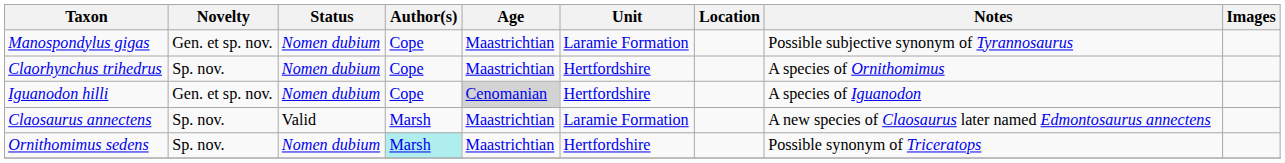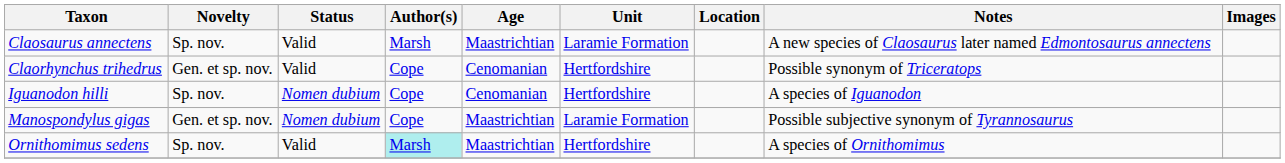rows swapped: (80, 119) <-> (79, 42)
(198, 68) Sp. nov. -> (222, 68) Gen. et sp. nov.
(331, 68) Nomen dubium -> (299, 68) Valid
(510, 68) Maastrichtian -> (506, 68) Cenomanian
(856, 68) A species of Ornithomimus -> (875, 68) Possible synonym of Triceratops
(222, 94) Gen. et sp. nov. -> (198, 94) Sp. nov.
(506, 94) lightgrey background -> (506, 94) no background
(331, 145) Nomen dubium -> (299, 145) Valid
(875, 145) Possible synonym of Triceratops -> (856, 145) A species of Ornithomimus
